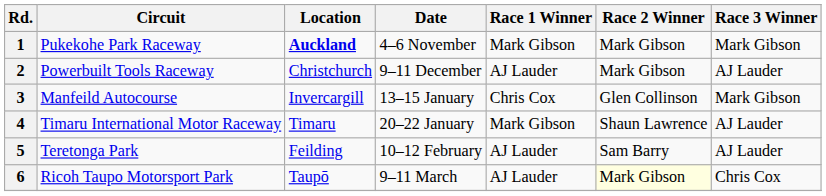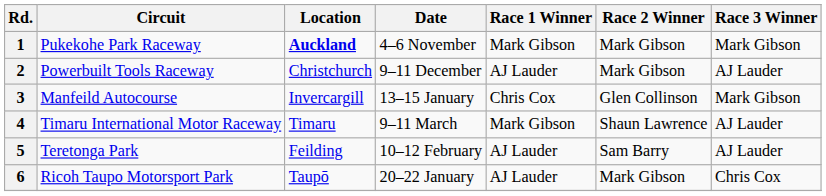(427, 124) 20–22 January -> (418, 124) 9–11 March
(418, 177) 9–11 March -> (427, 177) 20–22 January
(642, 177) lightyellow background -> (642, 177) no background
